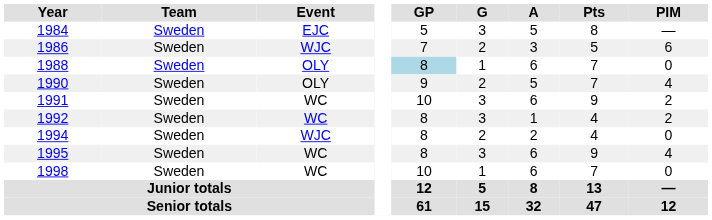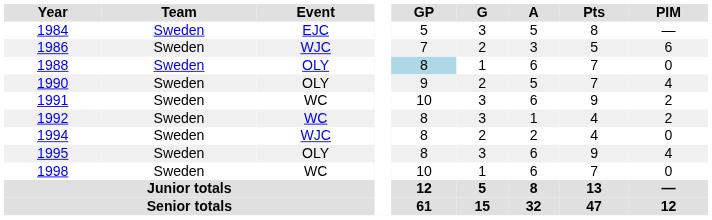(316, 153) WC -> (316, 153) OLY
